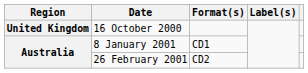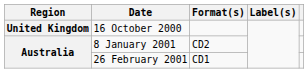(201, 44) CD1 -> (201, 44) CD2
(201, 60) CD2 -> (201, 60) CD1
